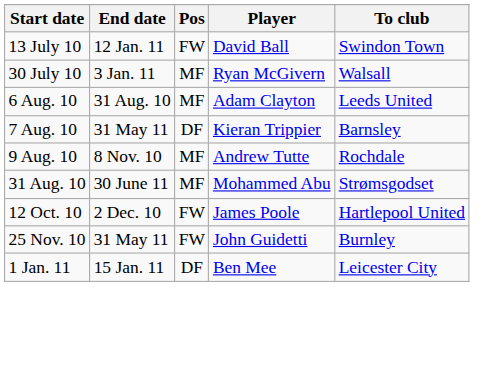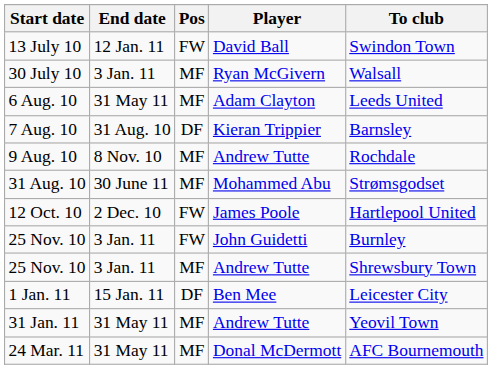(132, 101) 31 Aug. 10 -> (131, 101) 31 May 11
(131, 128) 31 May 11 -> (132, 128) 31 Aug. 10
(131, 239) 31 May 11 -> (125, 239) 3 Jan. 11
+ row: (47, 267)
+ row: (44, 322)
+ row: (46, 350)
